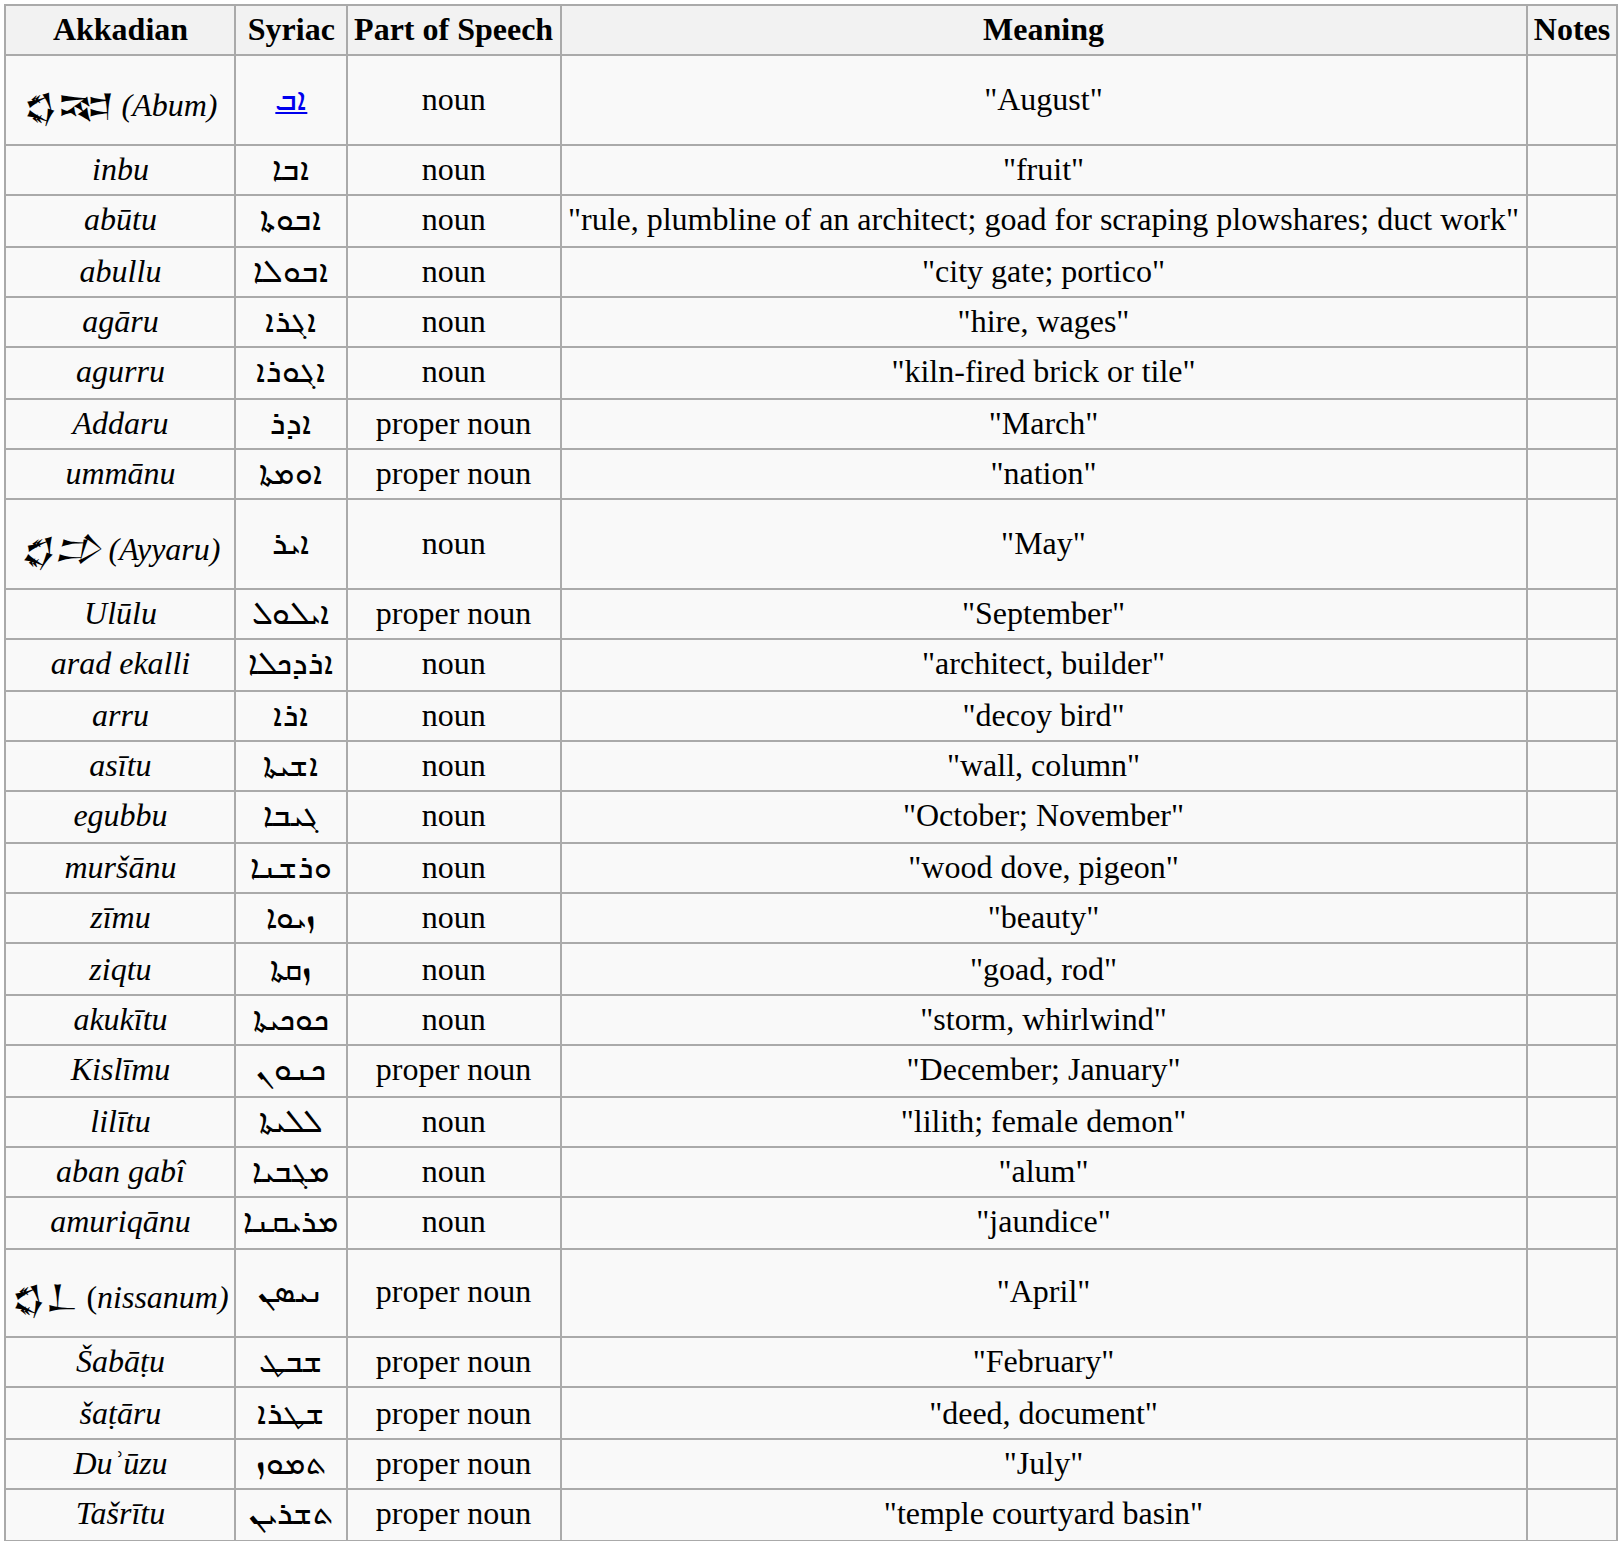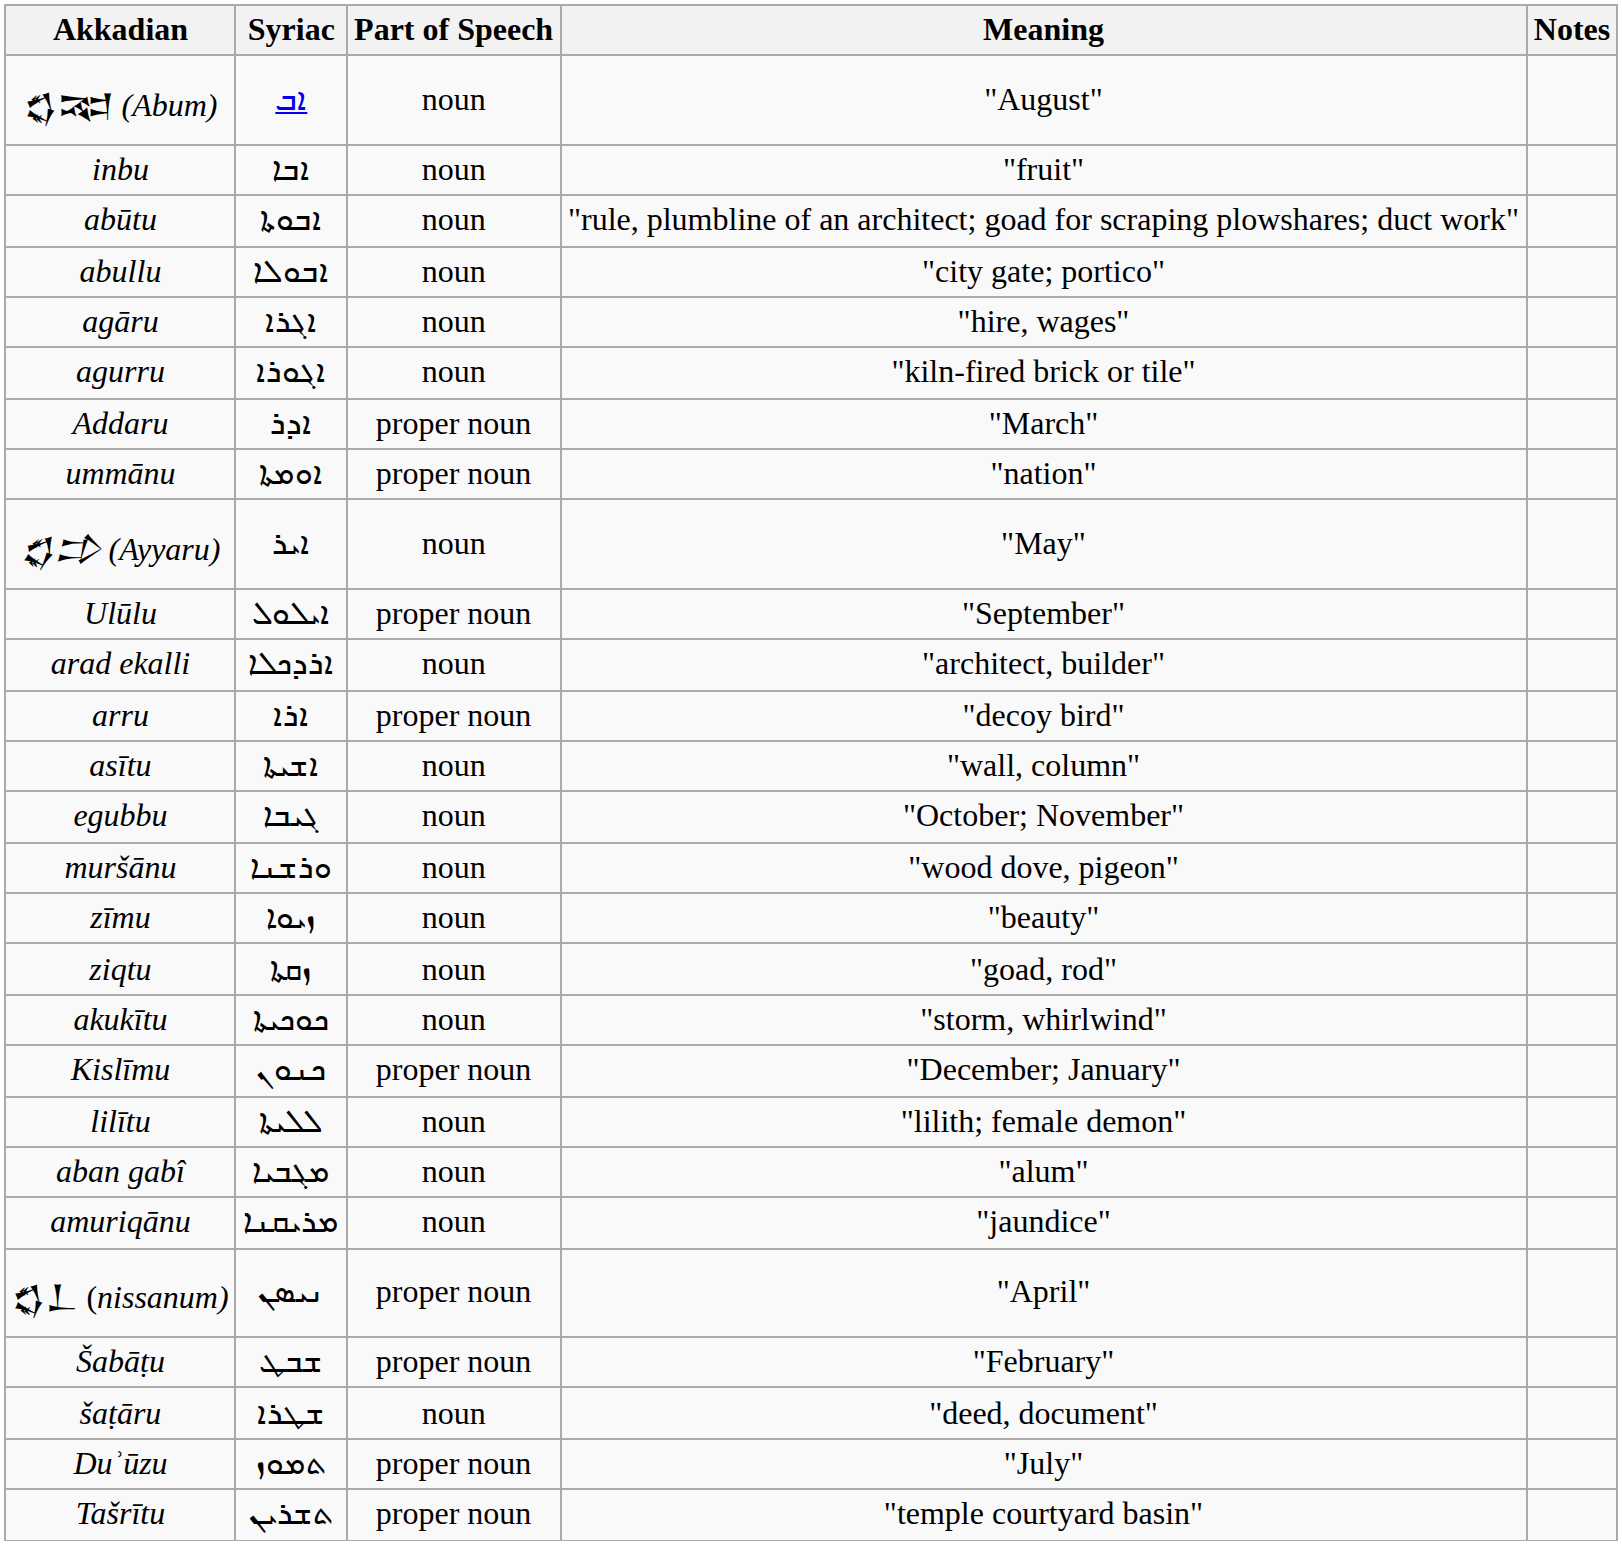(454, 714) noun -> (454, 714) proper noun
(454, 1412) proper noun -> (454, 1412) noun
